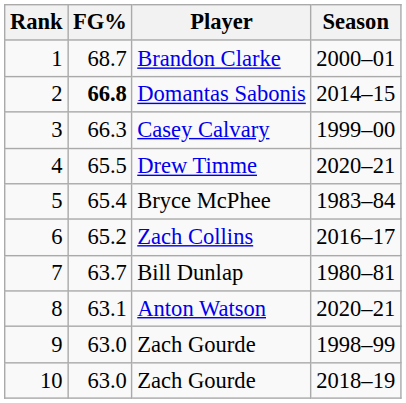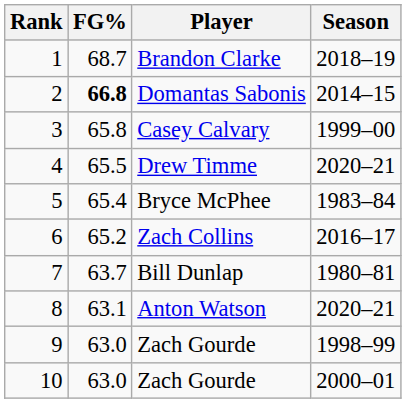(356, 58) 2000–01 -> (356, 58) 2018–19
(107, 129) 66.3 -> (107, 129) 65.8
(356, 380) 2018–19 -> (356, 380) 2000–01
